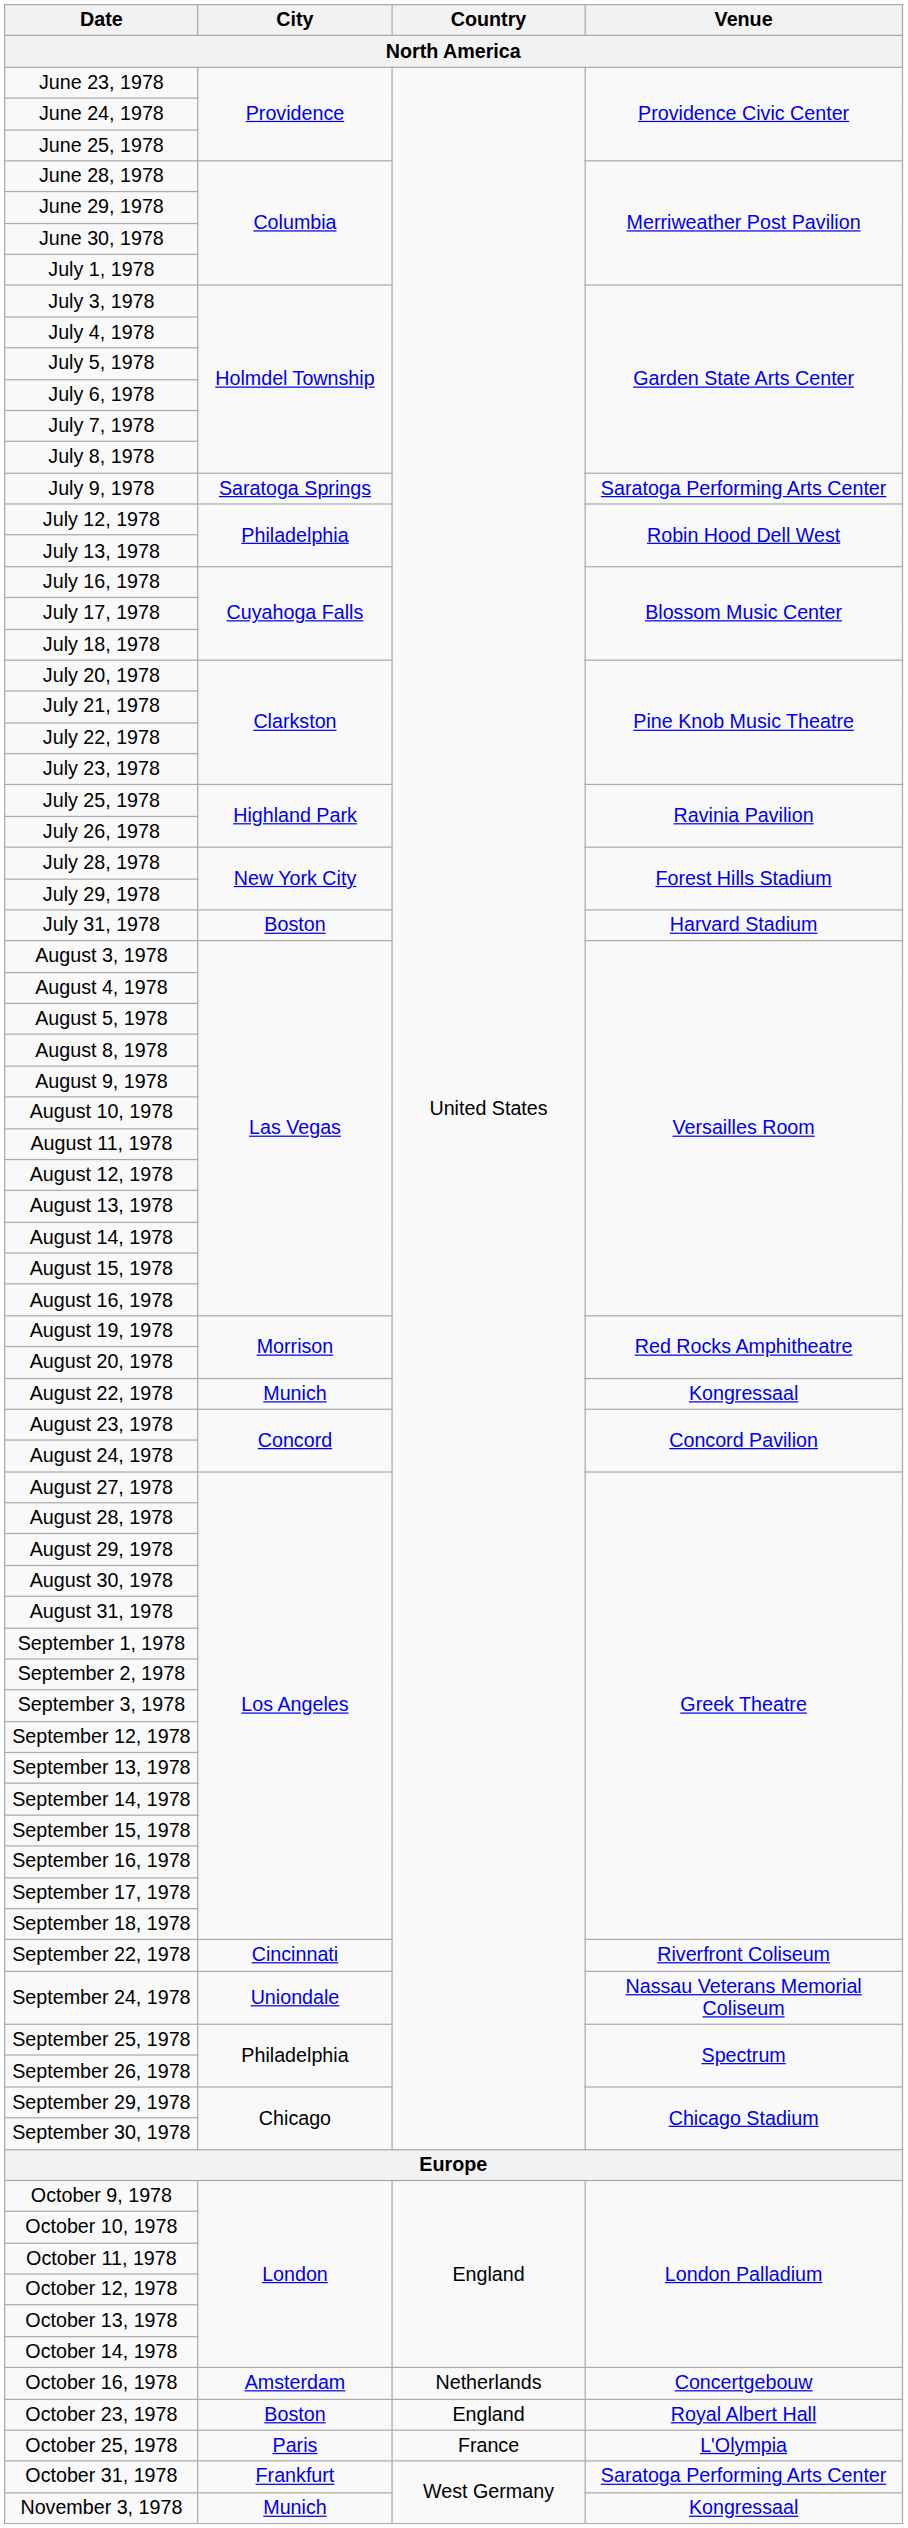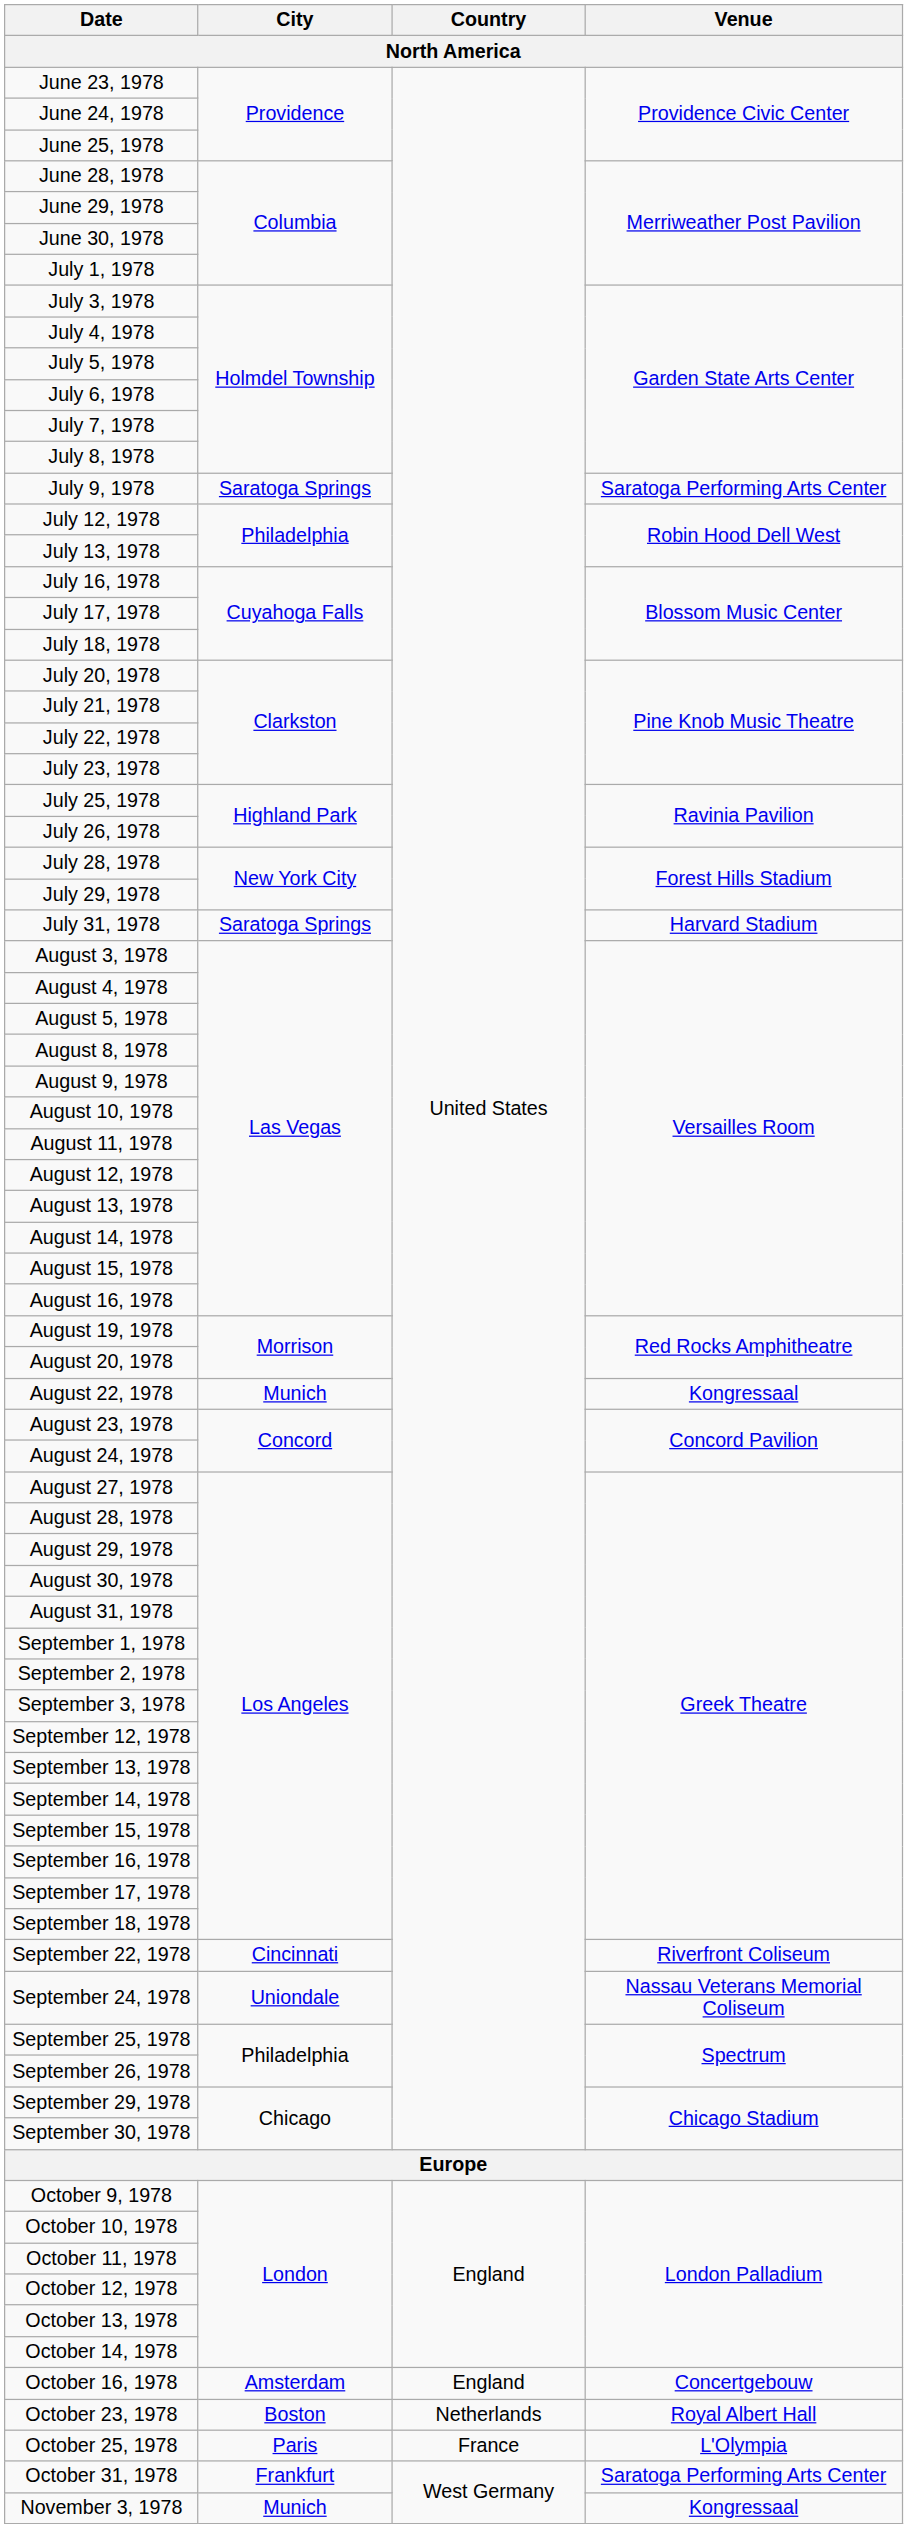(295, 925) Boston -> (295, 925) Saratoga Springs
(489, 2383) Netherlands -> (489, 2383) England
(489, 2414) England -> (489, 2414) Netherlands
